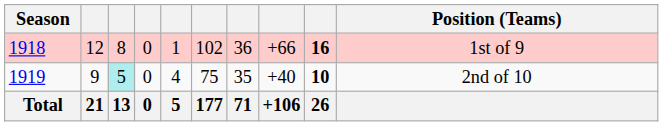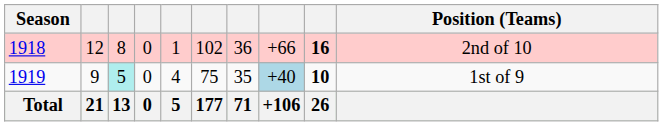(497, 47) 1st of 9 -> (497, 47) 2nd of 10
(281, 76) no background -> (281, 76) lightblue background
(497, 76) 2nd of 10 -> (497, 76) 1st of 9
